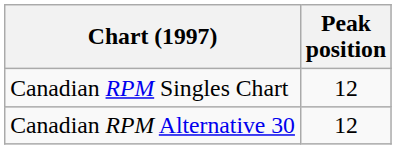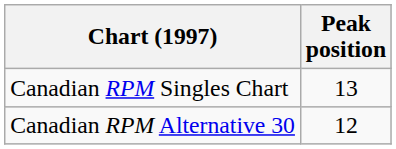(346, 87) 12 -> (346, 87) 13
